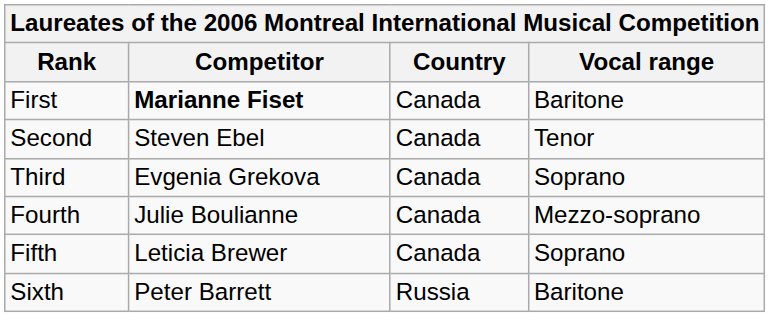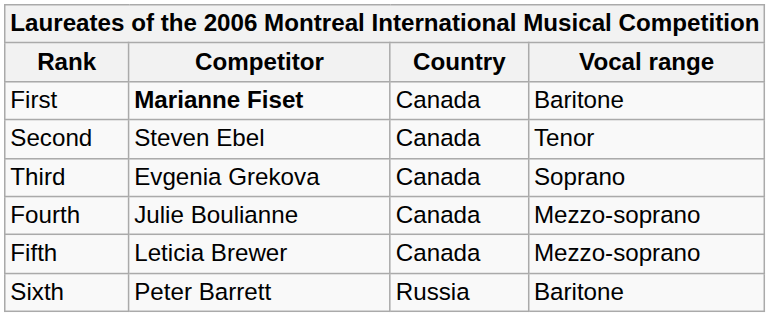(580, 253) Soprano -> (617, 253) Mezzo-soprano
